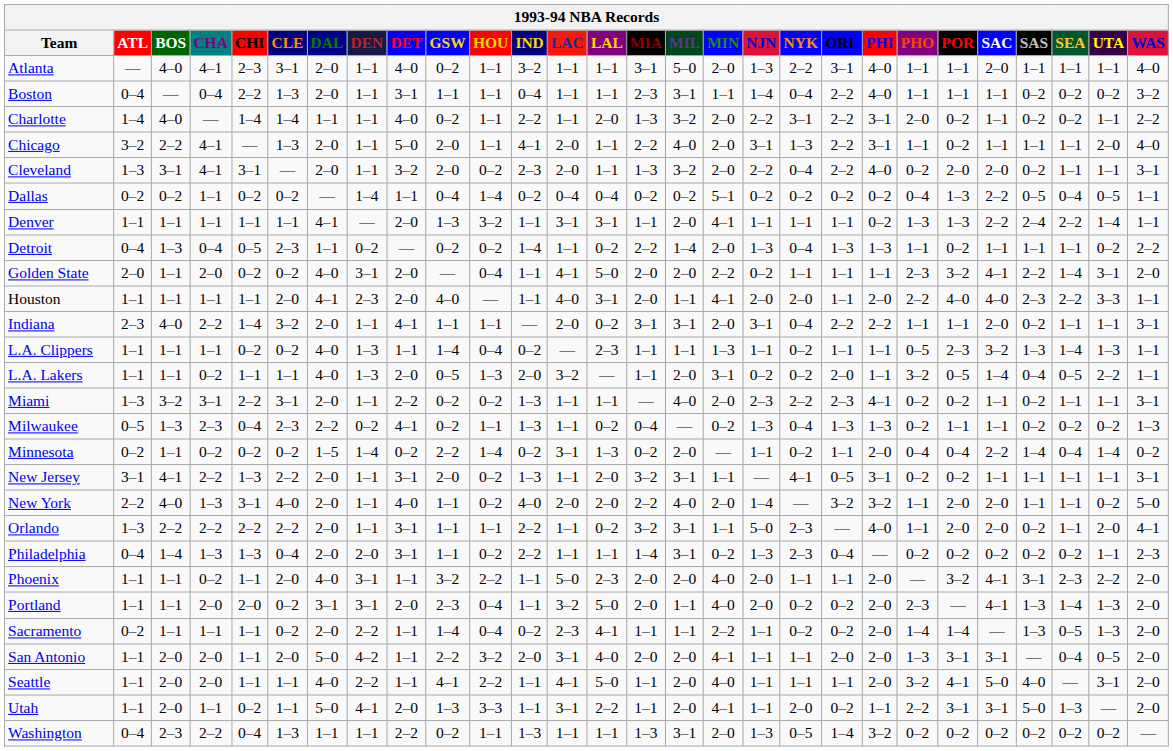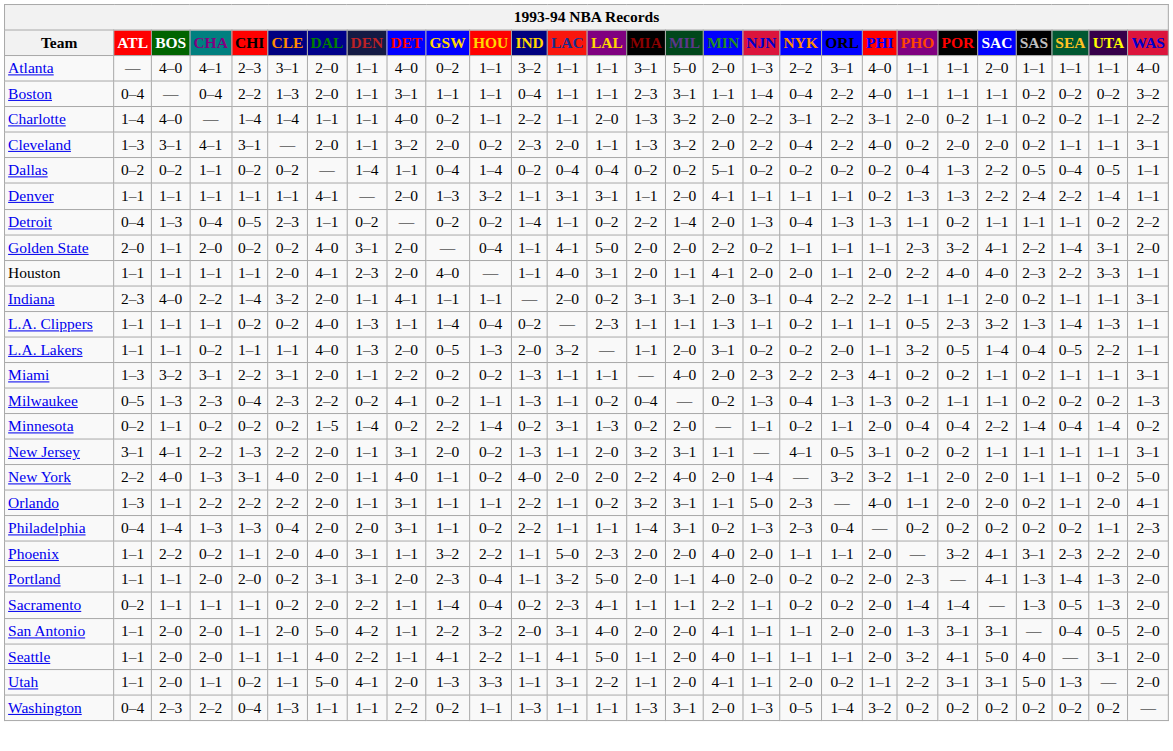- row: (34, 145)
(171, 528) 2–2 -> (171, 503) 1–1
(171, 579) 1–1 -> (171, 554) 2–2
